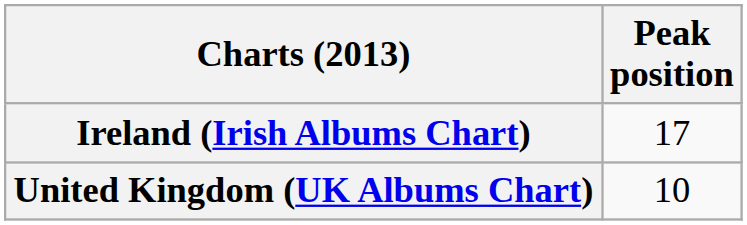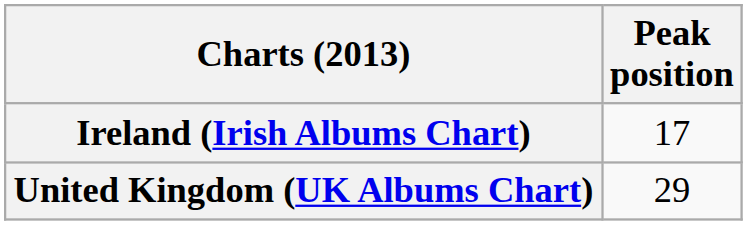(672, 190) 10 -> (672, 190) 29
